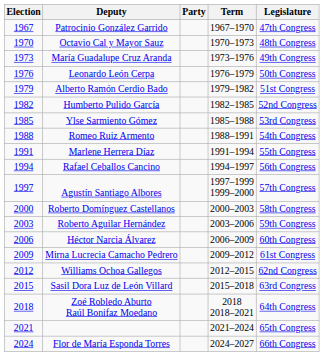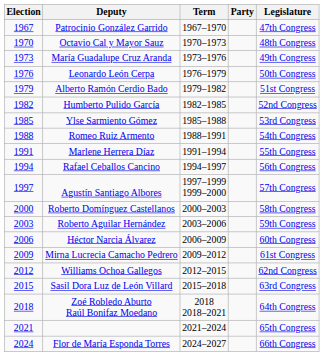columns swapped: (194, 12) <-> (232, 12)
